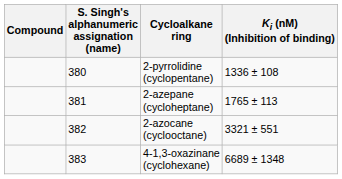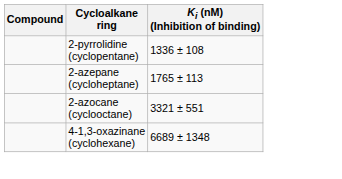- column: (103, 31)
